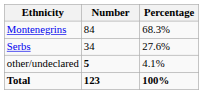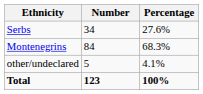rows swapped: (37, 30) <-> (19, 47)
(86, 64) bold -> (86, 64) normal
